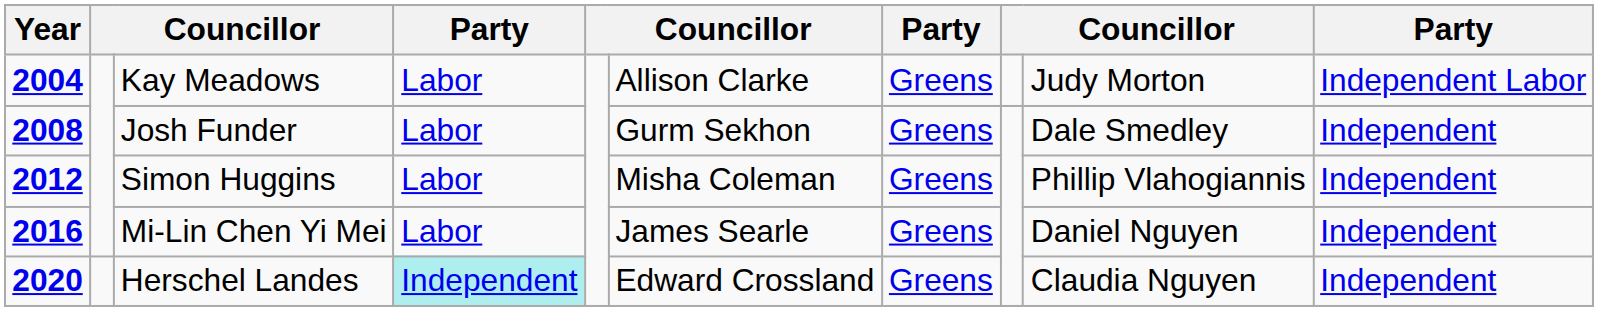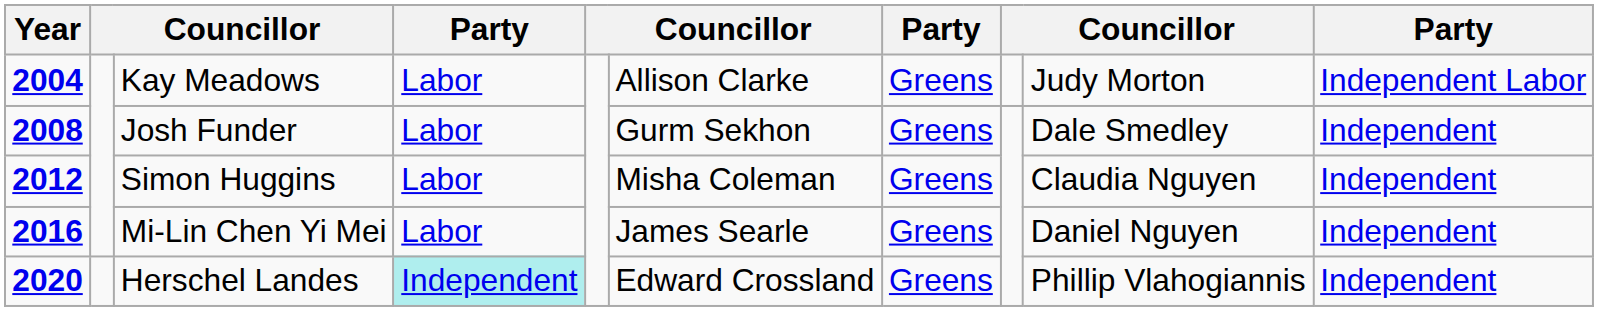(1168, 180) Phillip Vlahogiannis -> (1144, 180) Claudia Nguyen
(1144, 280) Claudia Nguyen -> (1168, 280) Phillip Vlahogiannis
